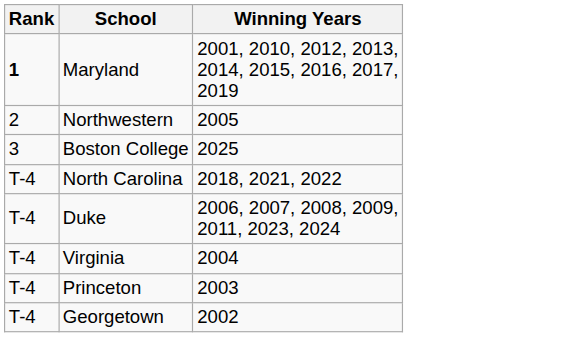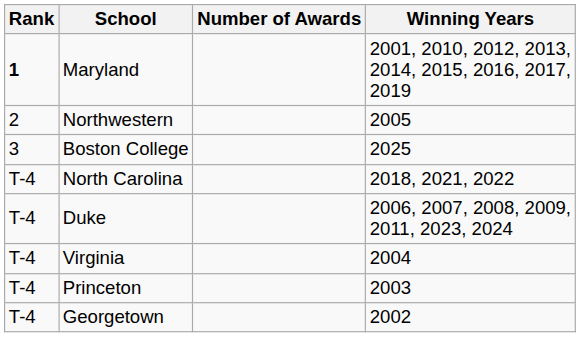+ column: (279, 19)
